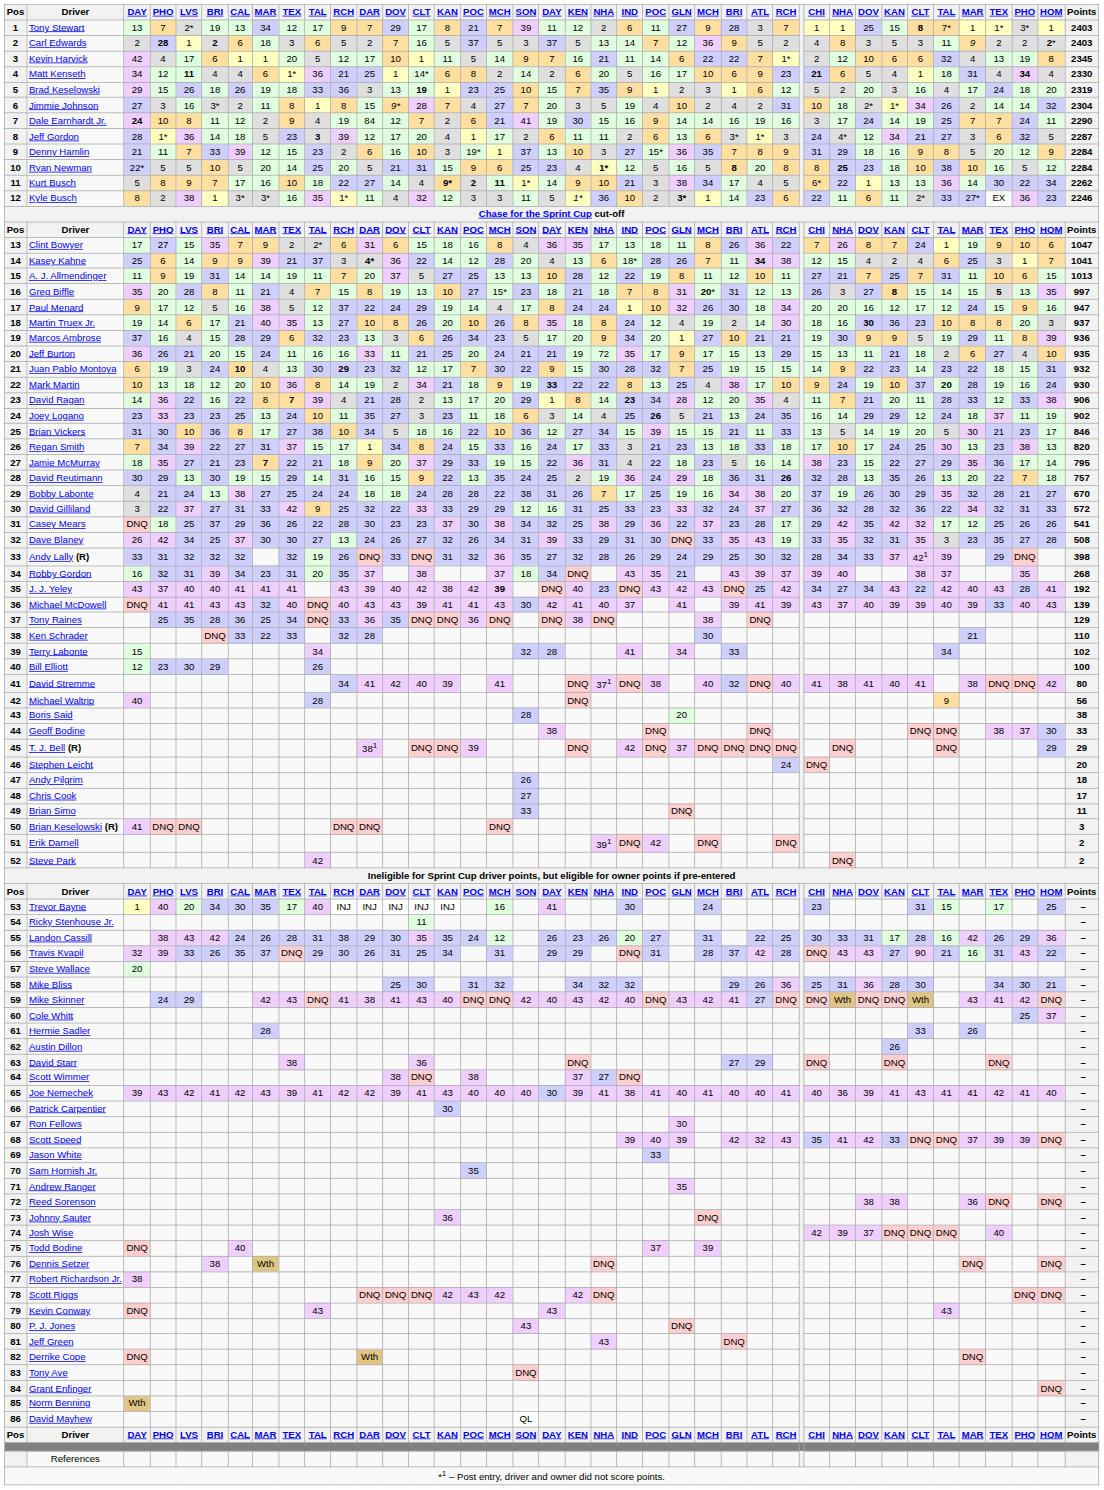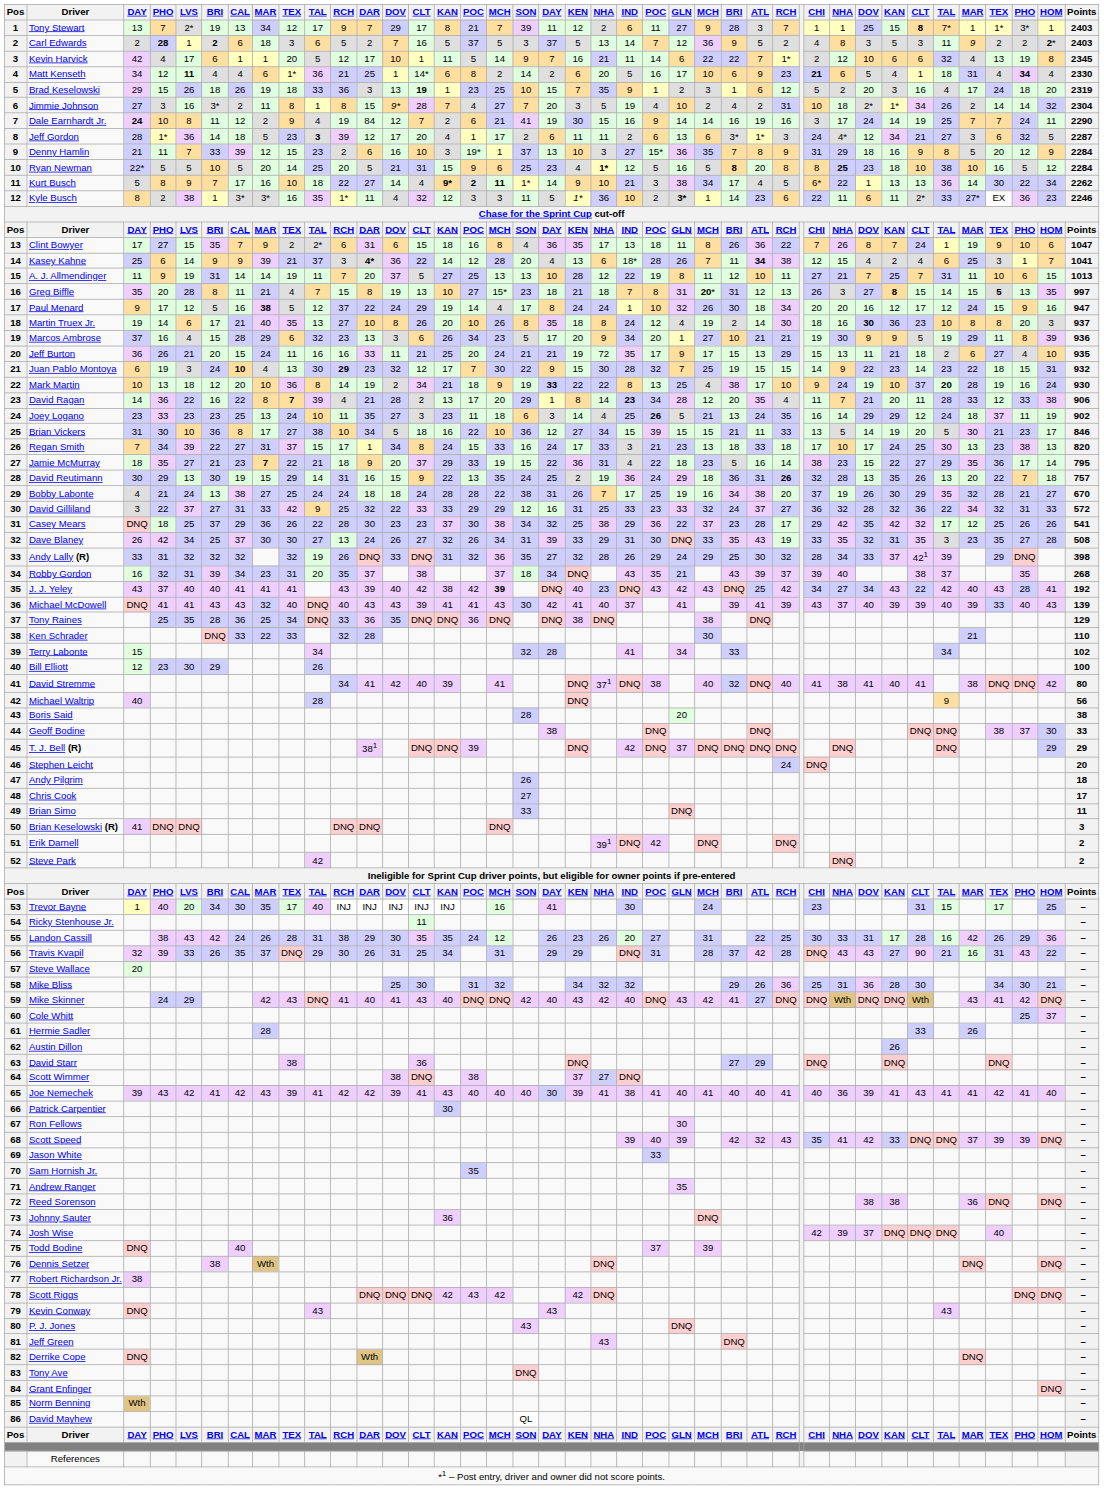(266, 307) normal -> (266, 307) bold
(370, 1000) 38 -> (370, 1000) 40
